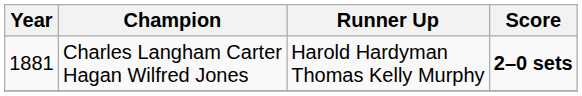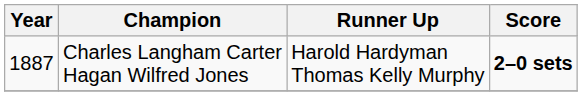(31, 63) 1881 -> (31, 63) 1887
